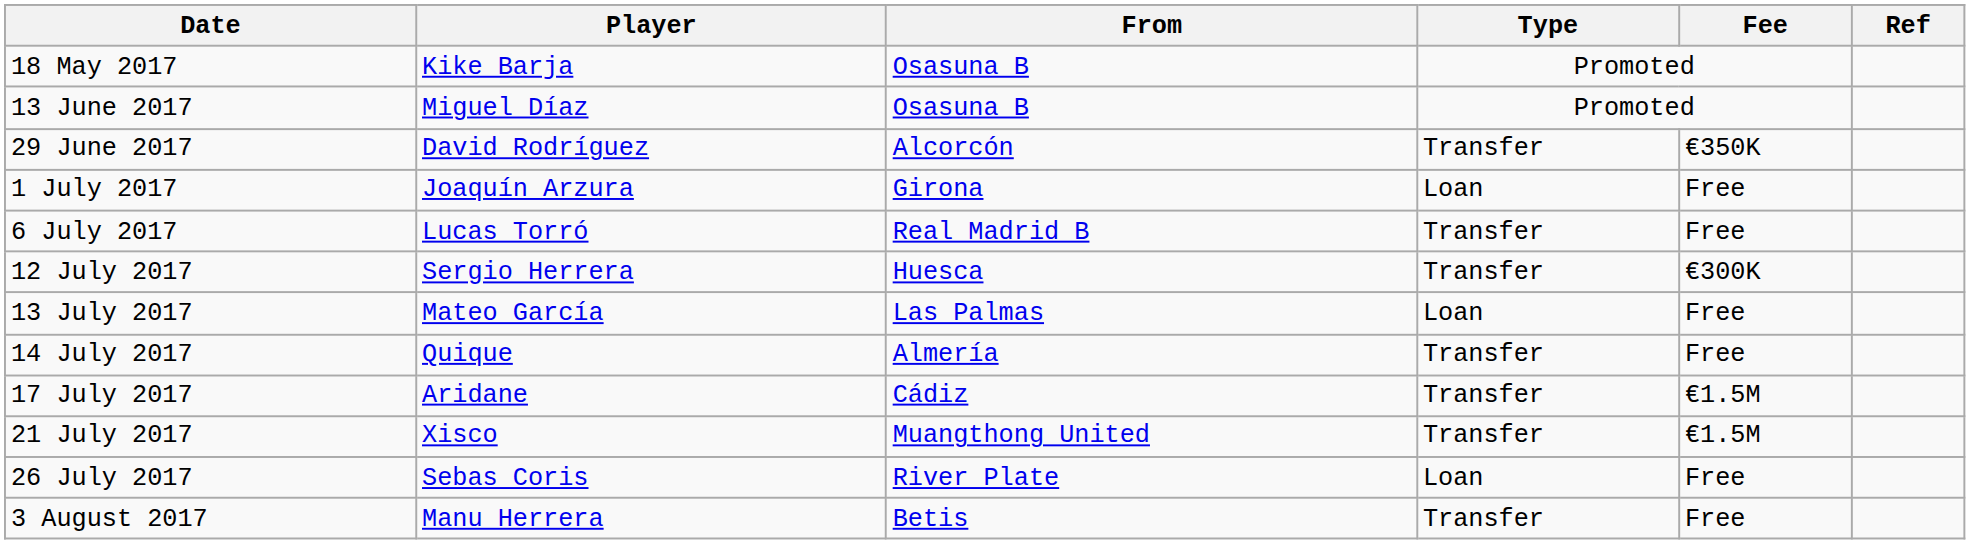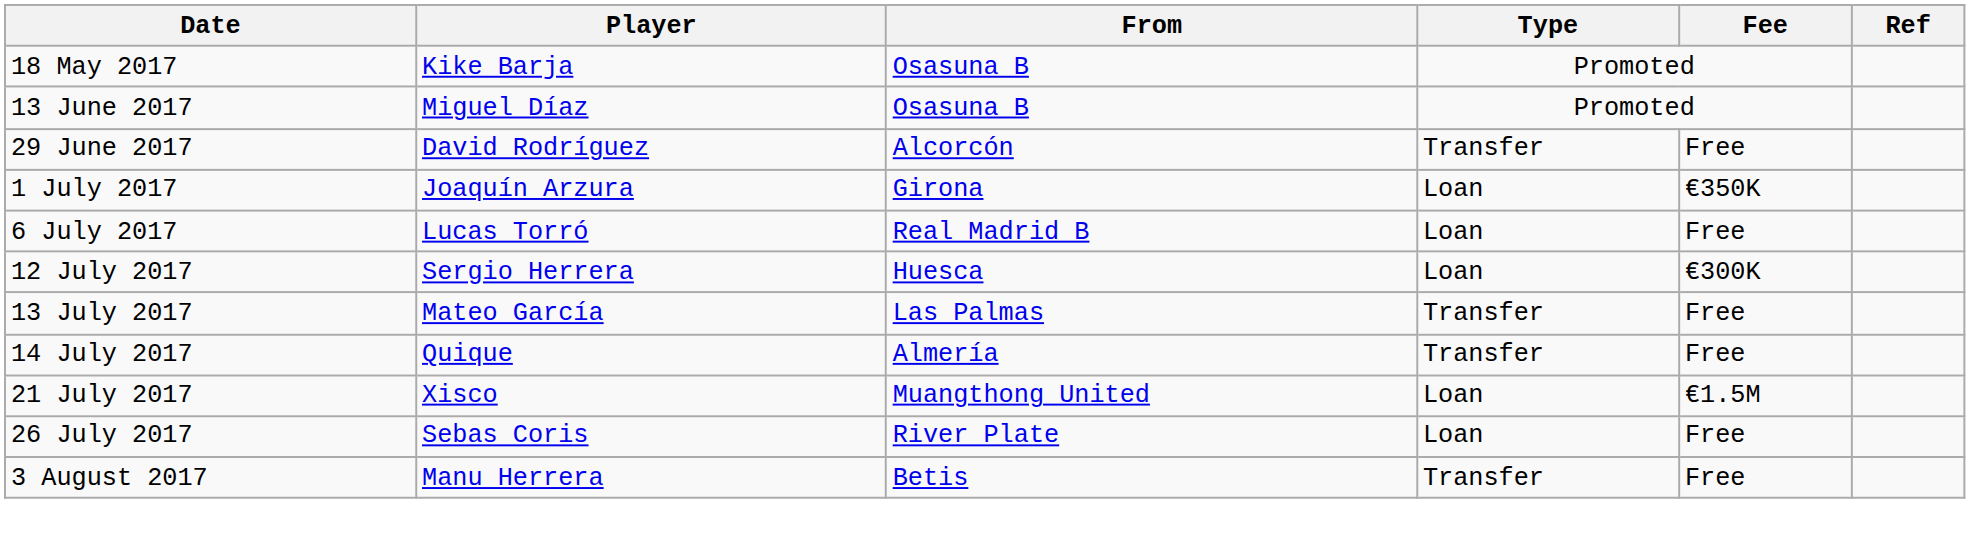(1723, 149) €350K -> (1715, 149) Free
(1715, 190) Free -> (1723, 190) €350K
(1483, 231) Transfer -> (1453, 231) Loan
(1483, 272) Transfer -> (1453, 272) Loan
(1453, 313) Loan -> (1483, 313) Transfer
- row: (102, 395)
(1483, 437) Transfer -> (1453, 395) Loan
